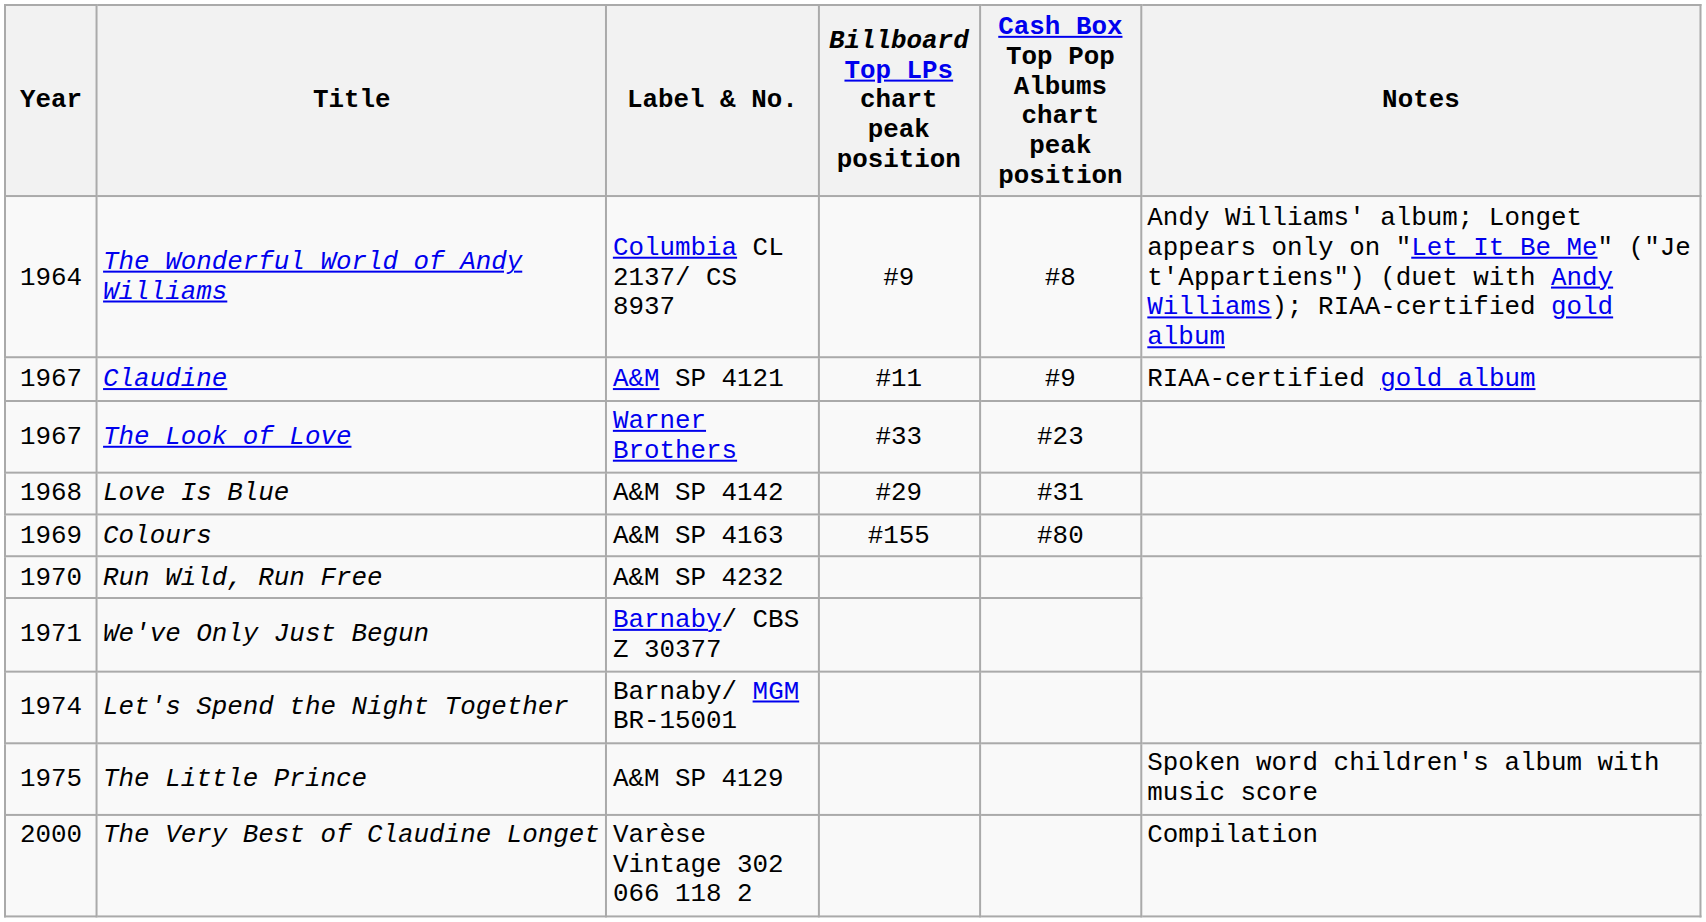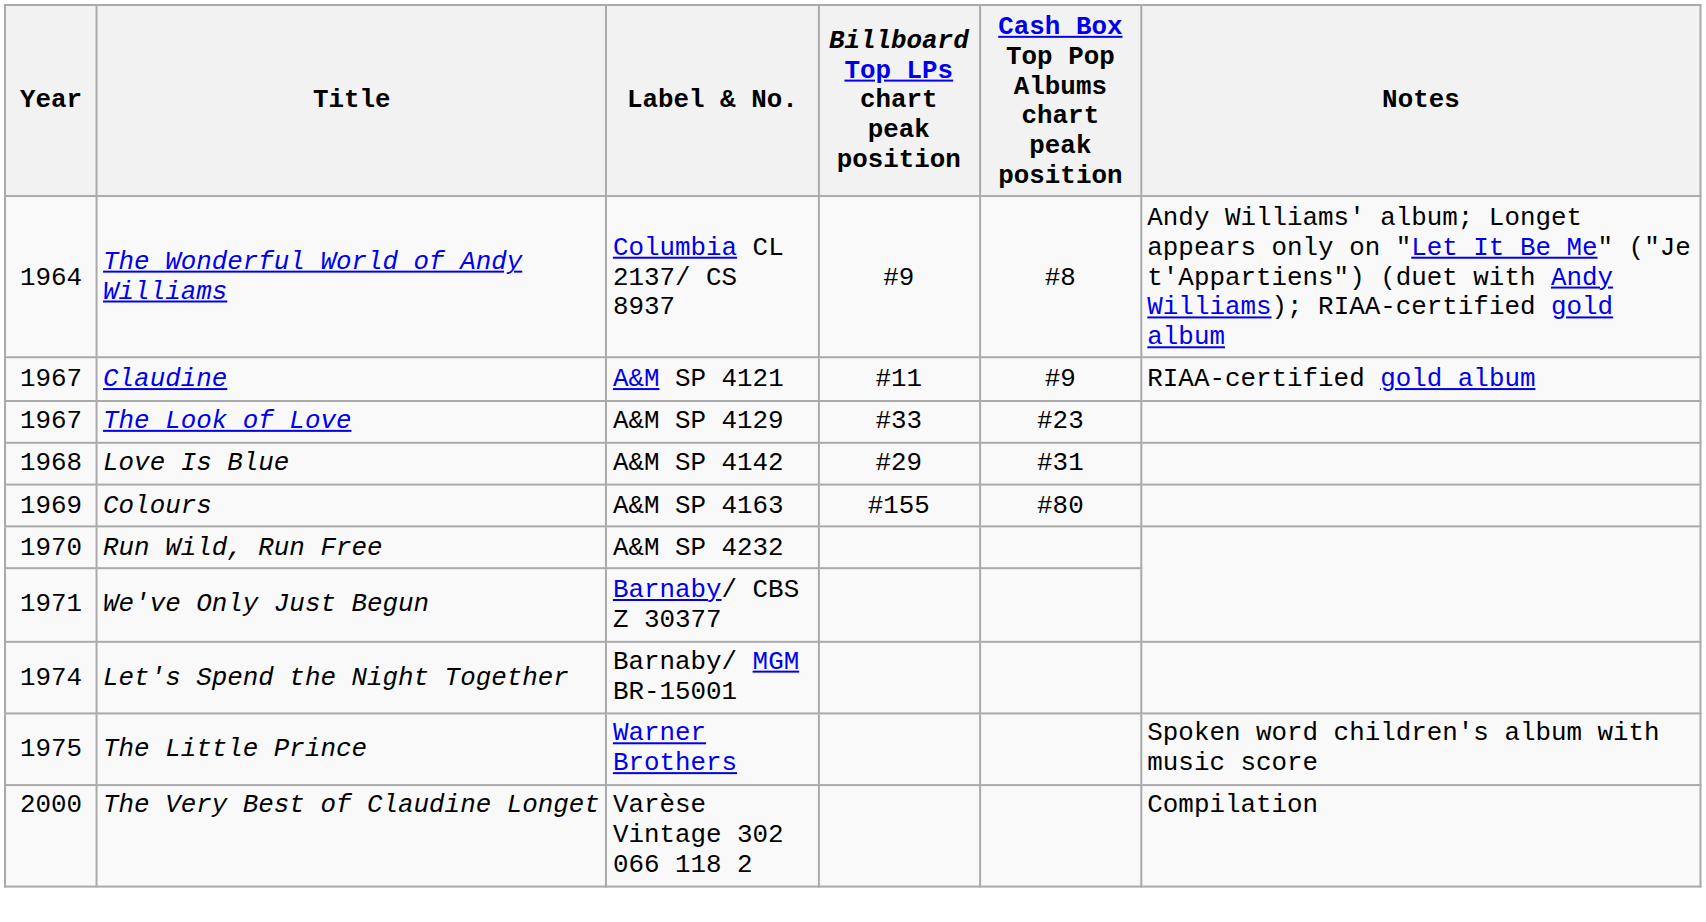(675, 436) Warner Brothers -> (698, 421) A&M SP 4129
(698, 779) A&M SP 4129 -> (675, 749) Warner Brothers
